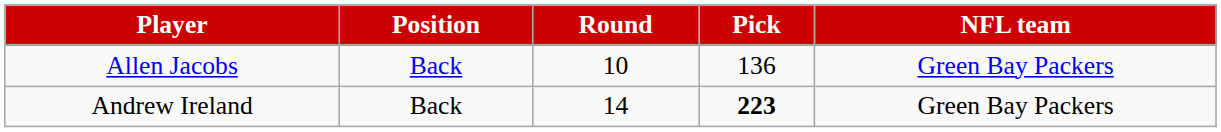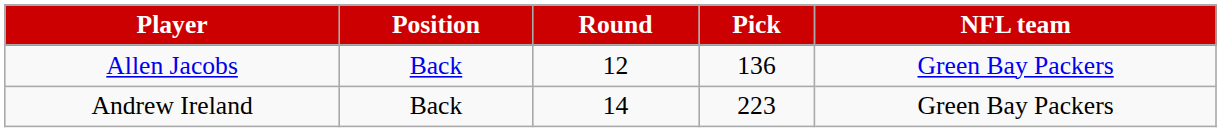(616, 65) 10 -> (616, 65) 12
(756, 106) bold -> (756, 106) normal
